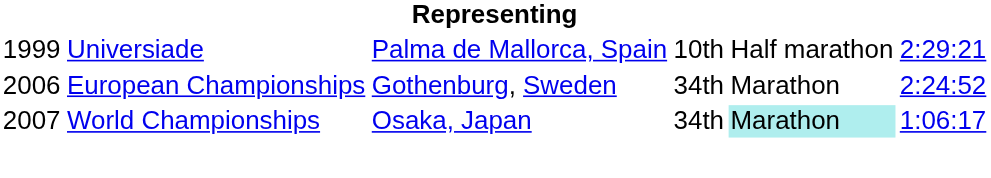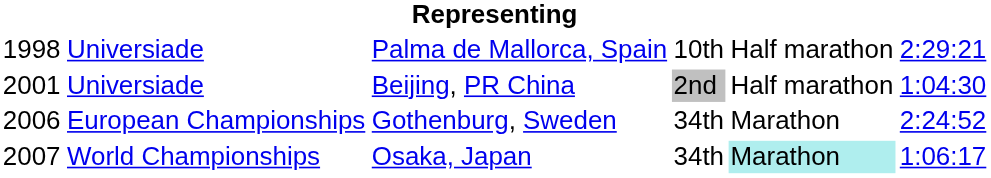(32, 49) 1999 -> (32, 49) 1998
+ row: (473, 85)
